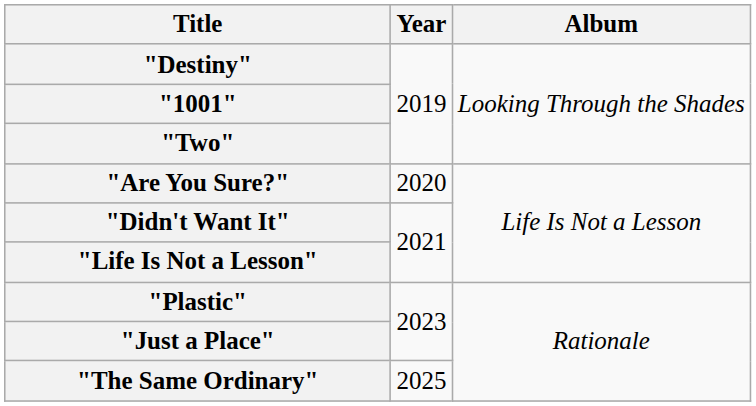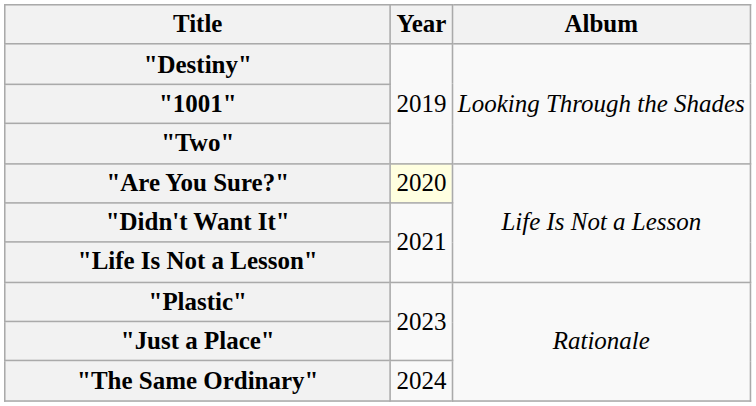(421, 182) no background -> (421, 182) lightyellow background
(421, 380) 2025 -> (421, 380) 2024
